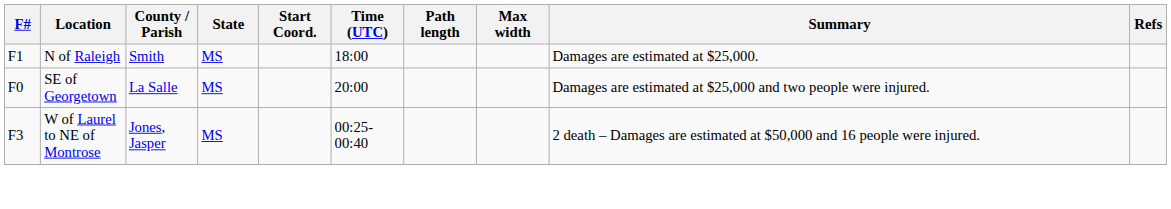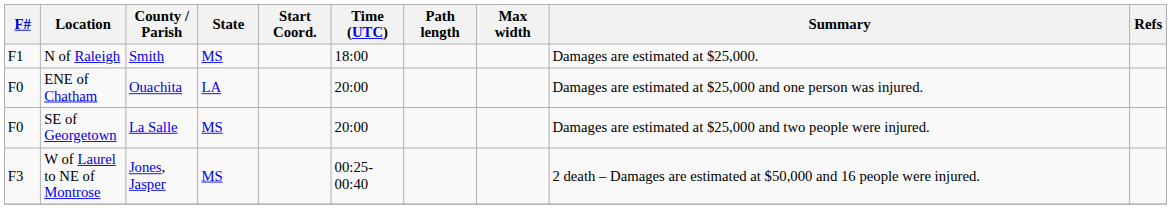+ row: (71, 87)
